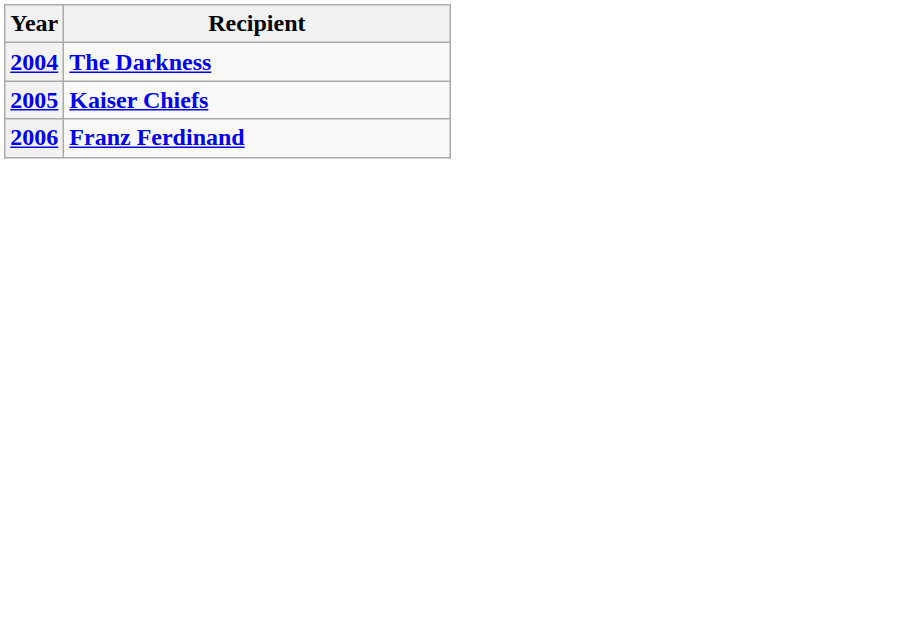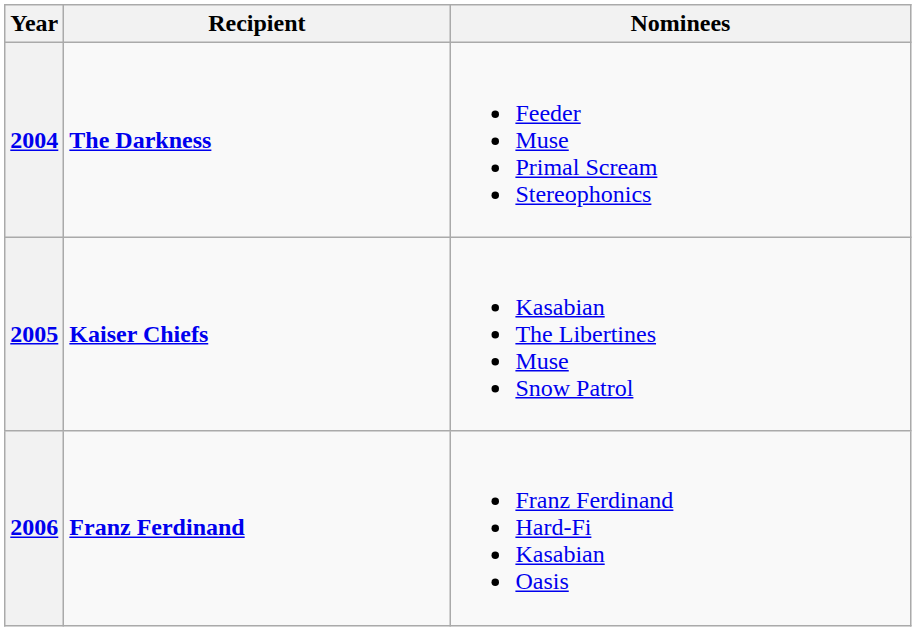+ column: (680, 23)
